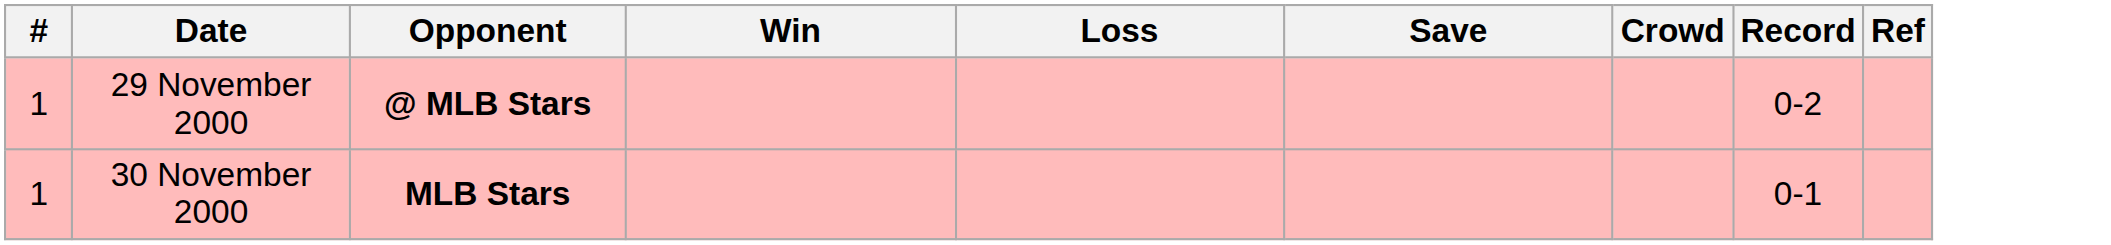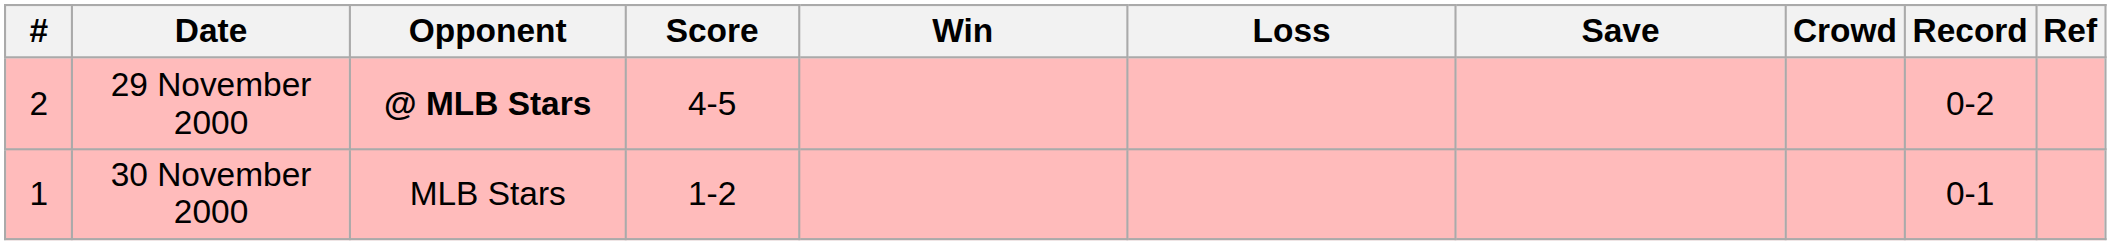+ column: (712, 31)
(39, 102) 1 -> (39, 102) 2
(488, 193) bold -> (488, 193) normal
